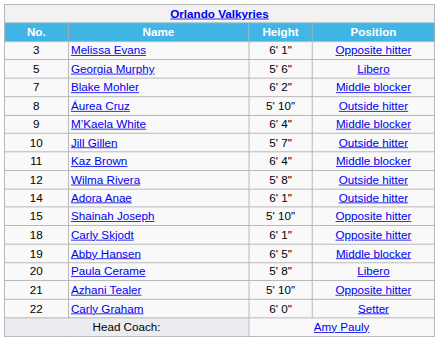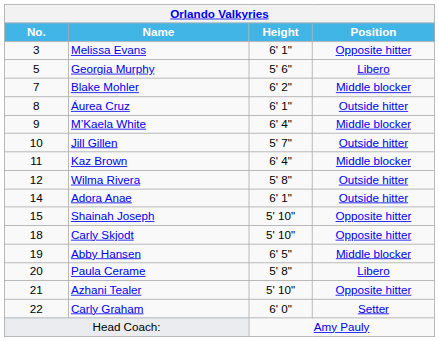(281, 106) 5' 10" -> (281, 106) 6' 1"
(281, 235) 6' 1" -> (281, 235) 5' 10"
